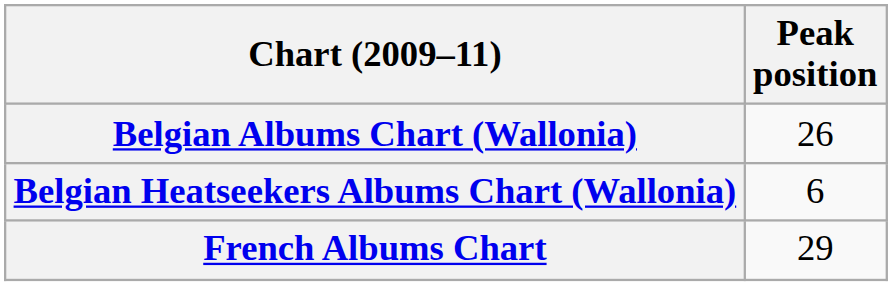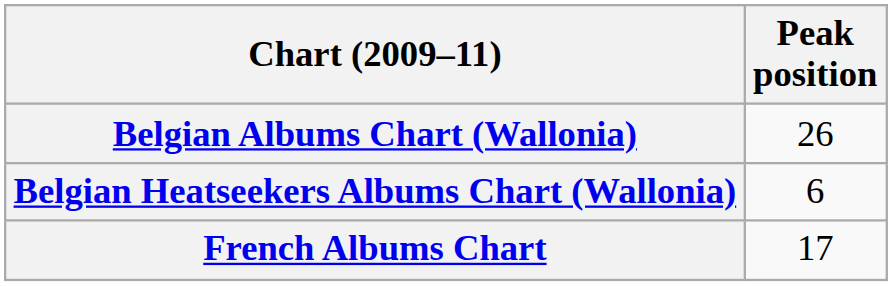(815, 249) 29 -> (815, 249) 17
